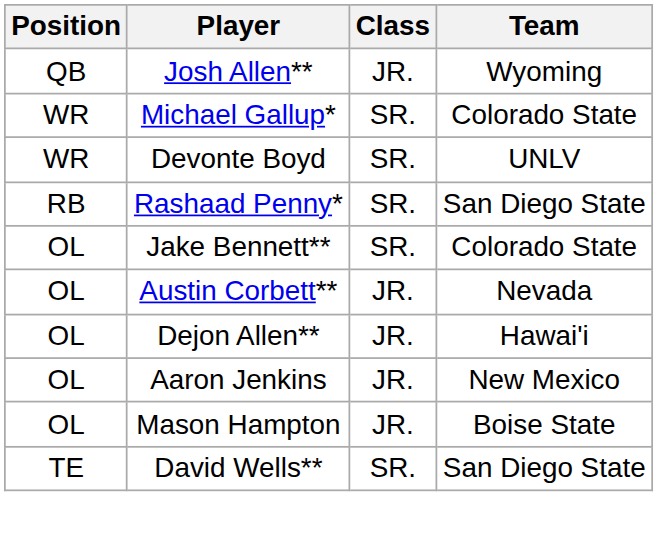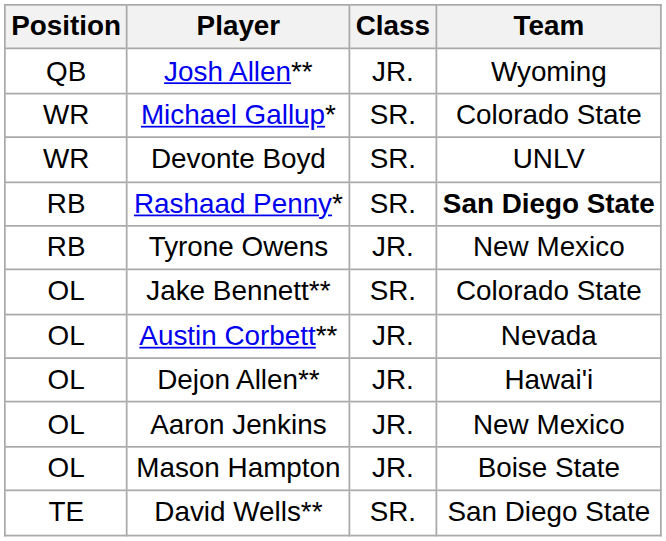(544, 203) normal -> (549, 203) bold
+ row: (238, 247)
